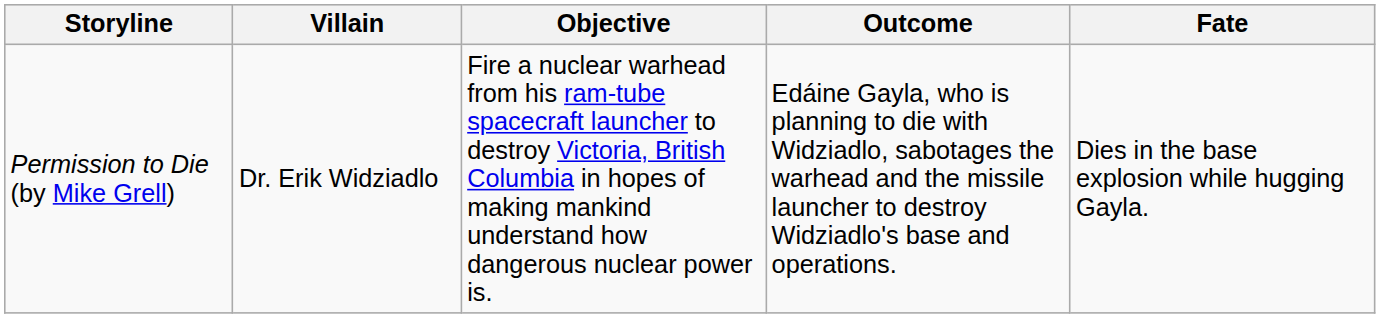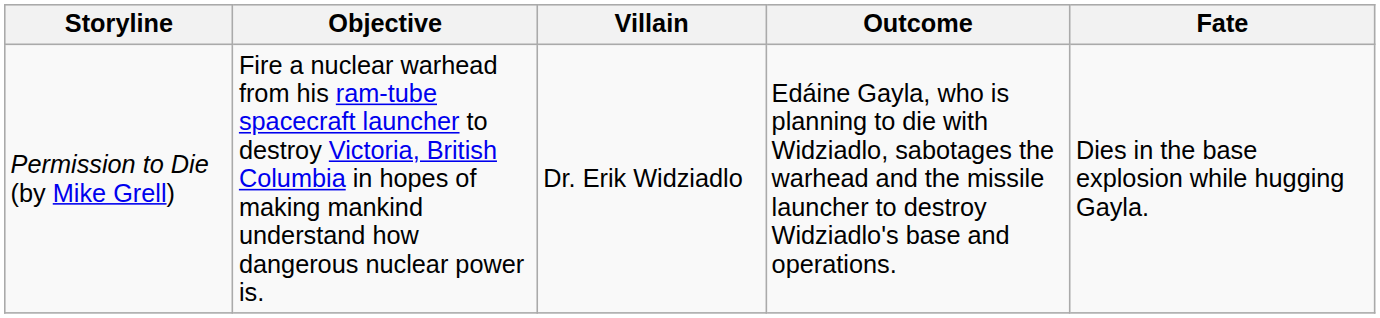columns swapped: (347, 24) <-> (614, 24)
